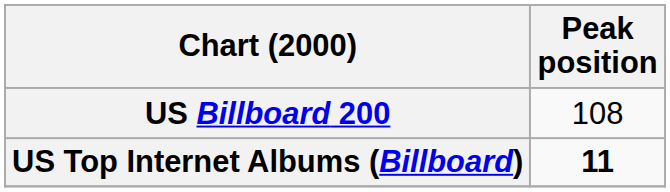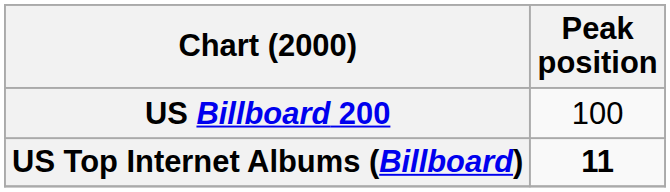(598, 112) 108 -> (598, 112) 100
